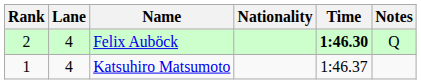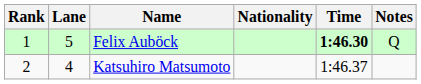(26, 41) 2 -> (26, 41) 1
(69, 41) 4 -> (69, 41) 5
(26, 66) 1 -> (26, 66) 2
